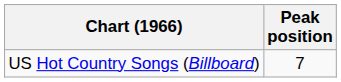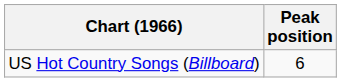(300, 63) 7 -> (300, 63) 6
